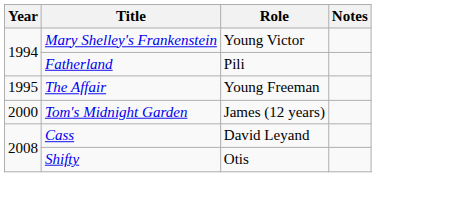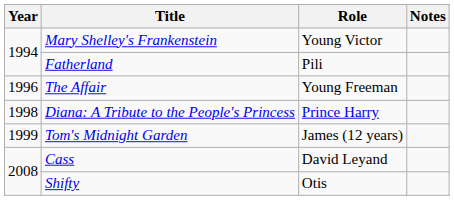(23, 87) 1995 -> (23, 87) 1996
+ row: (170, 111)
(23, 111) 2000 -> (23, 135) 1999
